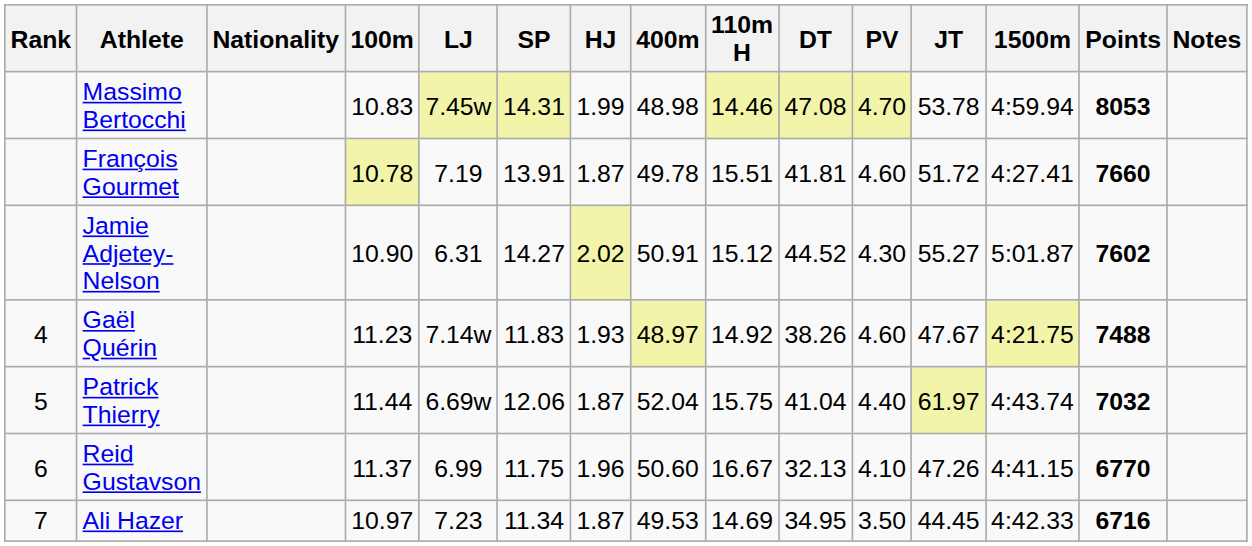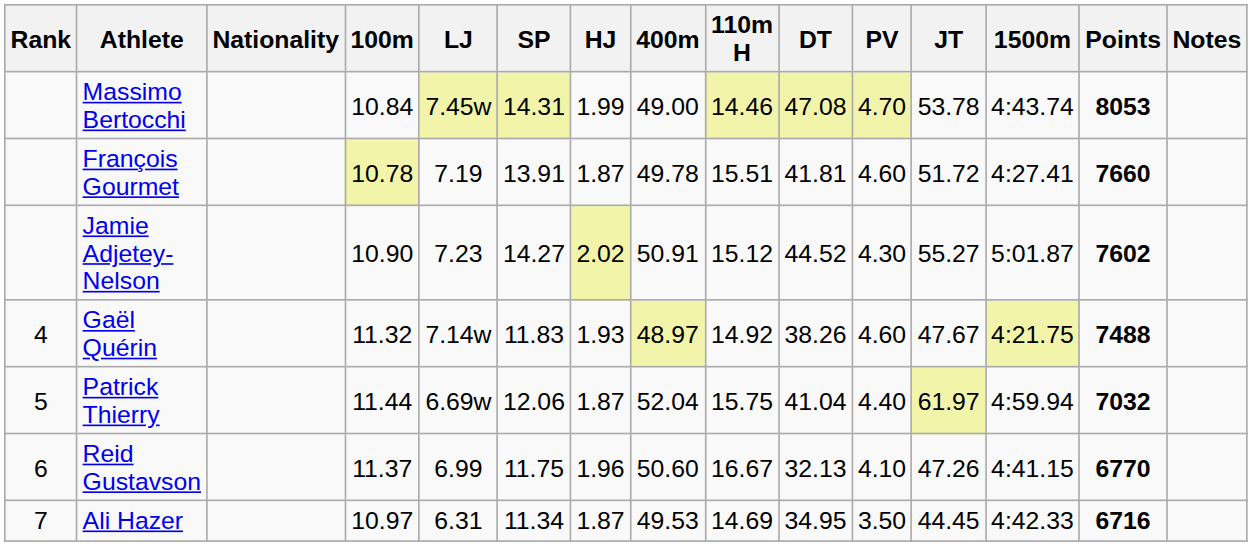(382, 105) 10.83 -> (382, 105) 10.84
(668, 105) 48.98 -> (668, 105) 49.00
(1032, 105) 4:59.94 -> (1032, 105) 4:43.74
(458, 253) 6.31 -> (458, 253) 7.23
(382, 334) 11.23 -> (382, 334) 11.32
(1032, 401) 4:43.74 -> (1032, 401) 4:59.94
(458, 521) 7.23 -> (458, 521) 6.31
